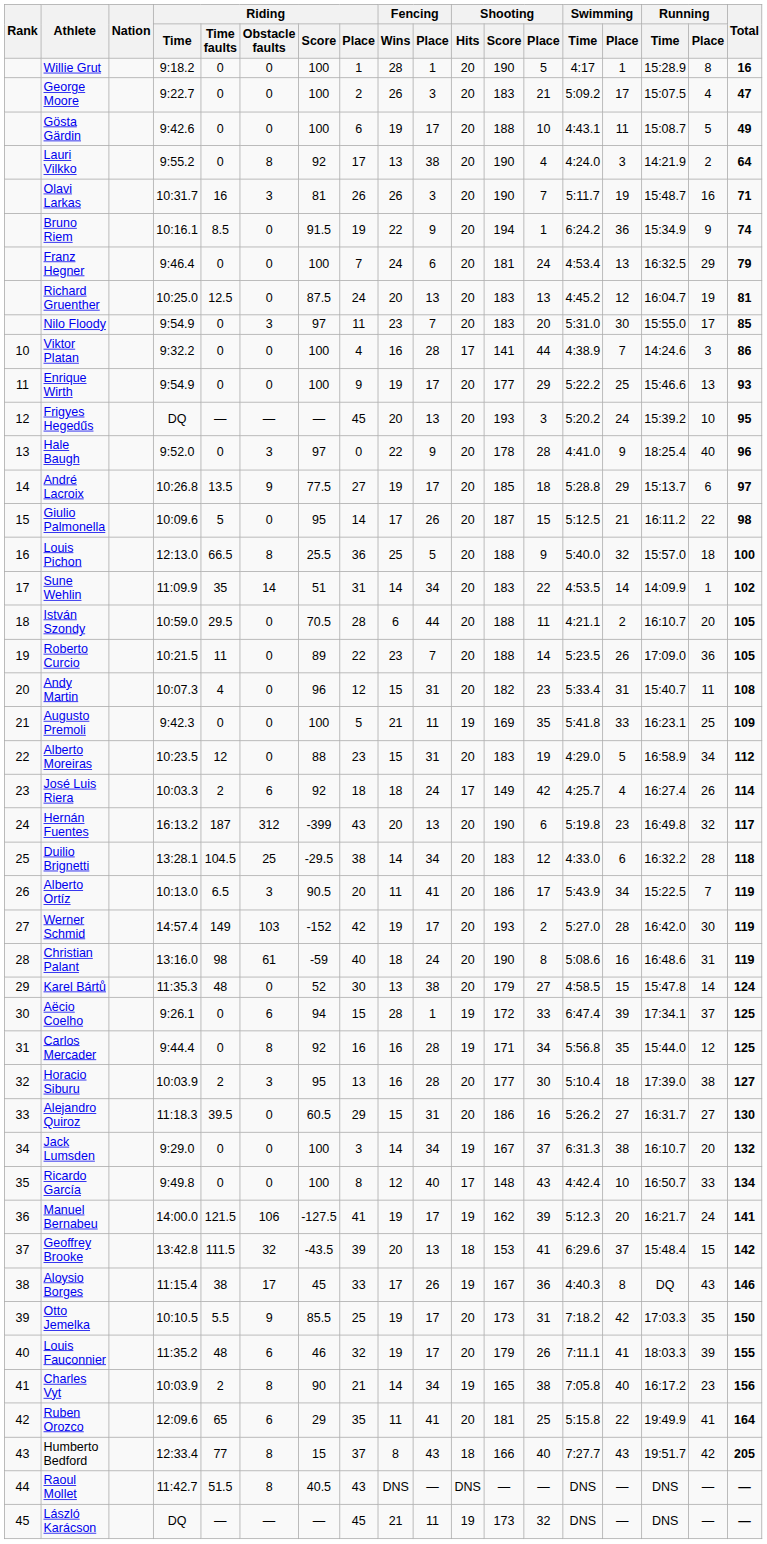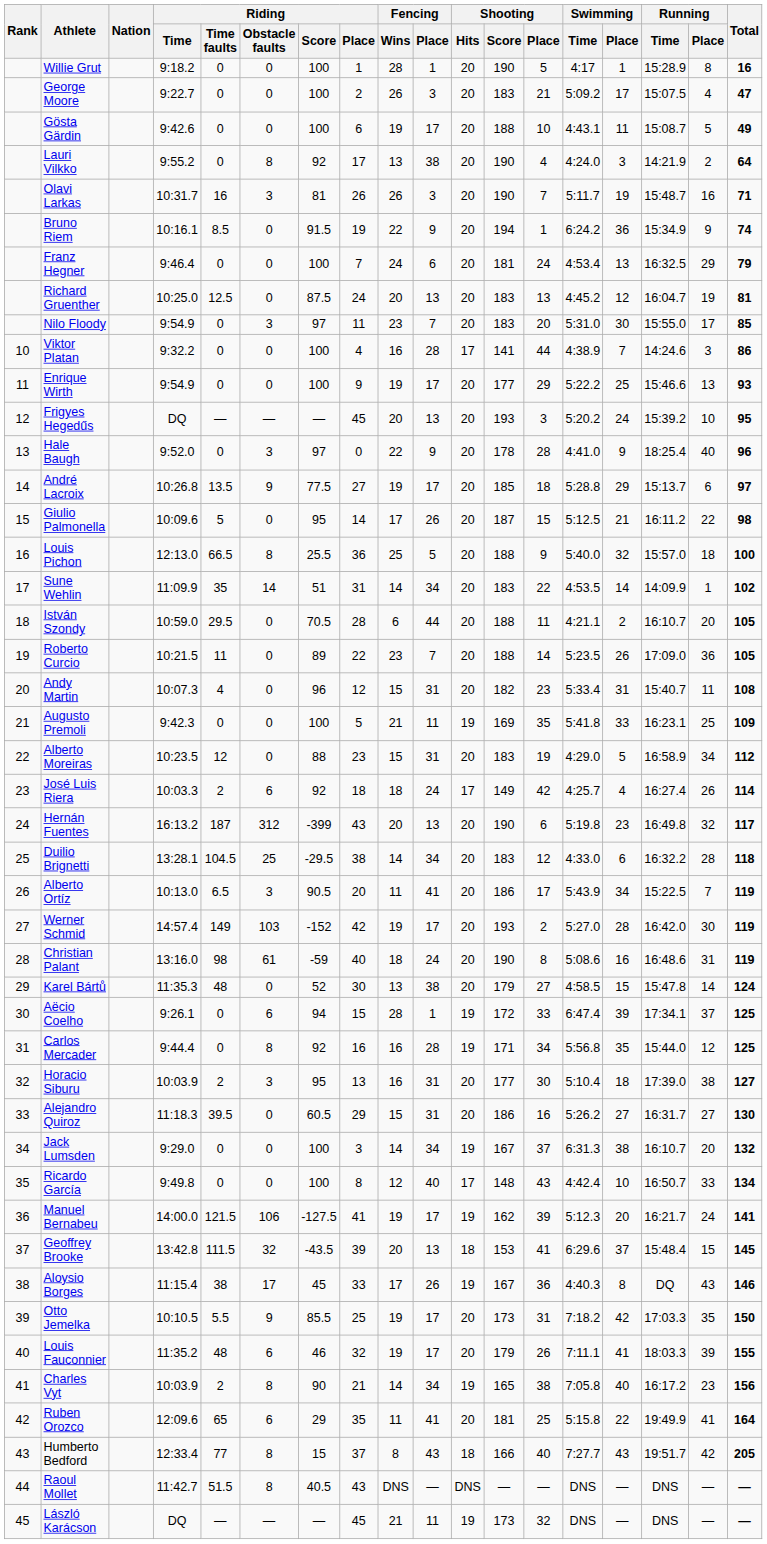(432, 1081) 28 -> (432, 1081) 31
(744, 1250) 142 -> (744, 1250) 145
